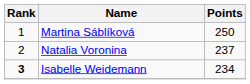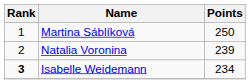(225, 50) 237 -> (225, 50) 239
